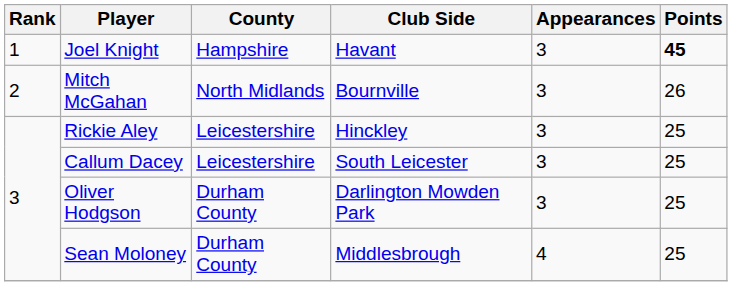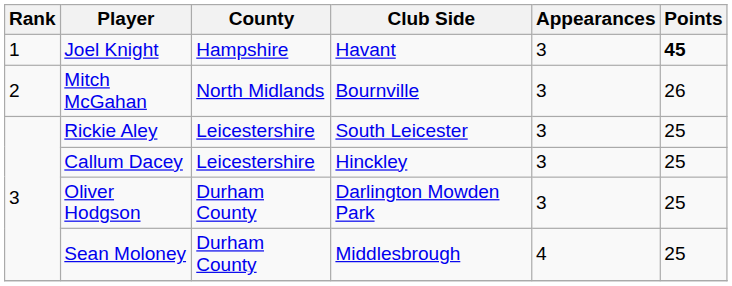(371, 131) Hinckley -> (402, 131) South Leicester
(402, 161) South Leicester -> (371, 161) Hinckley
